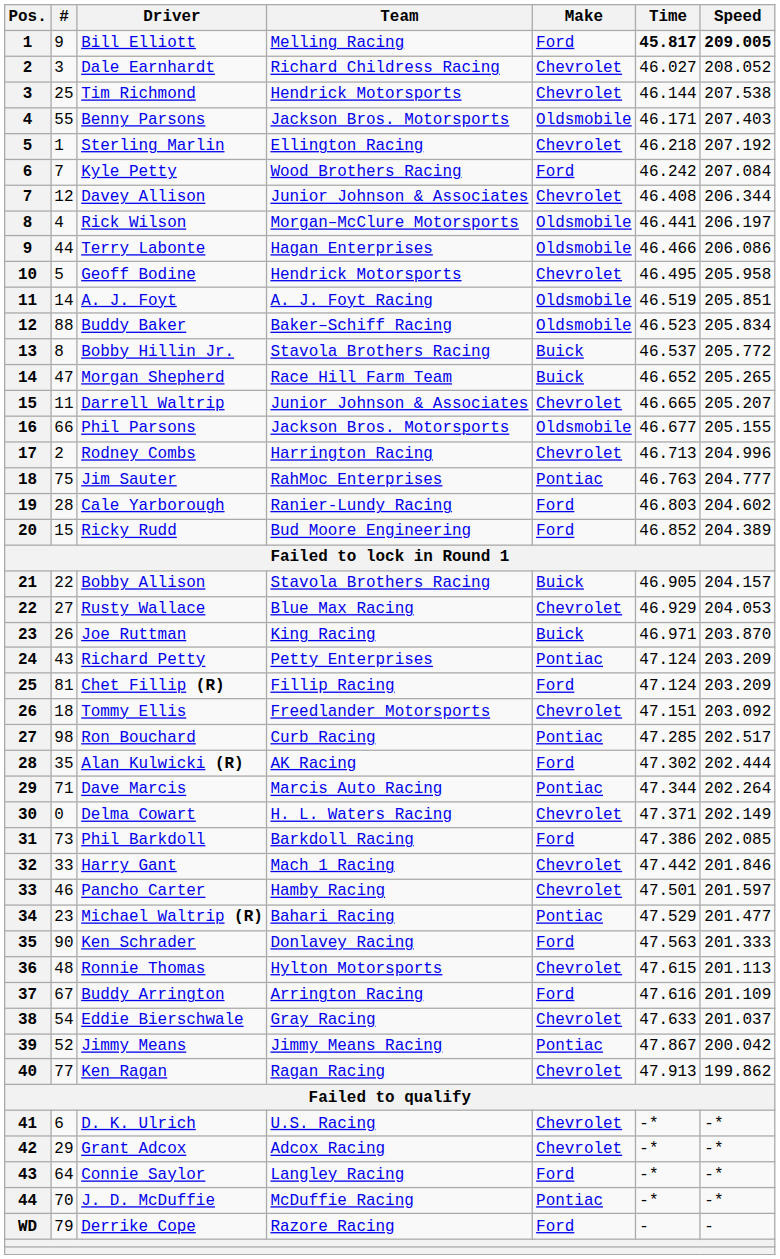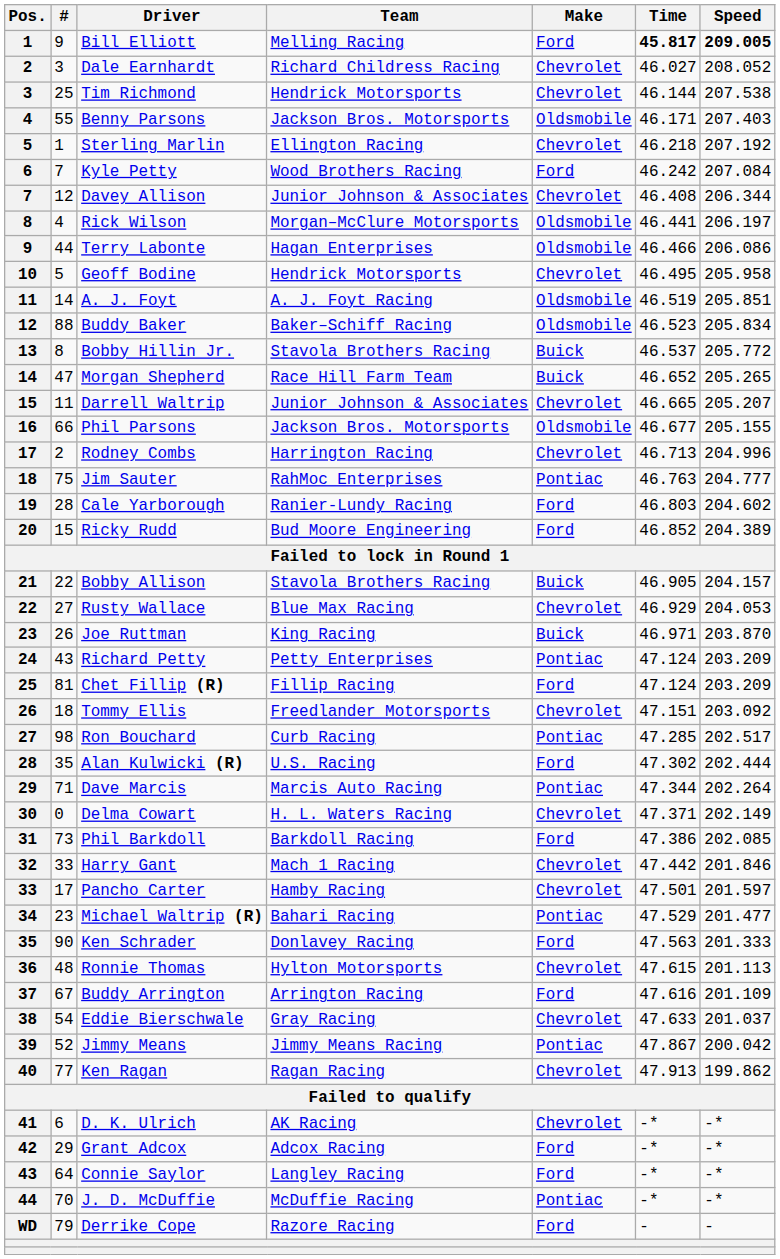(313, 764) AK Racing -> (323, 764) U.S. Racing
(64, 892) 46 -> (64, 892) 17
(323, 1124) U.S. Racing -> (313, 1124) AK Racing
(579, 1150) Chevrolet -> (555, 1150) Ford
